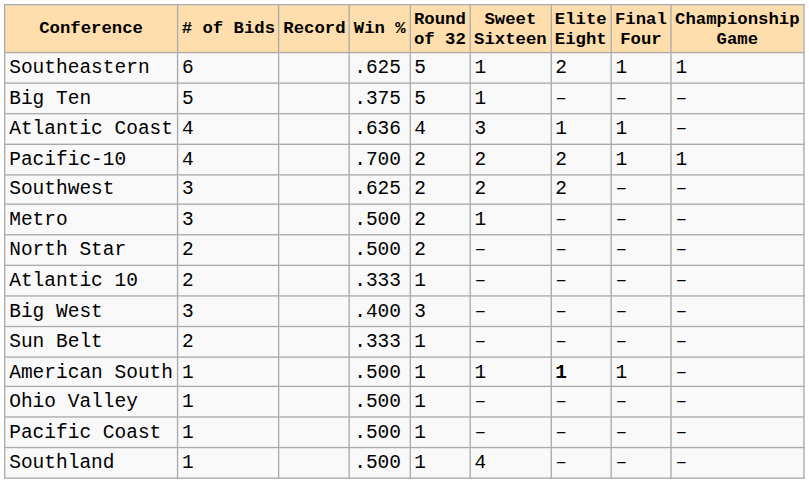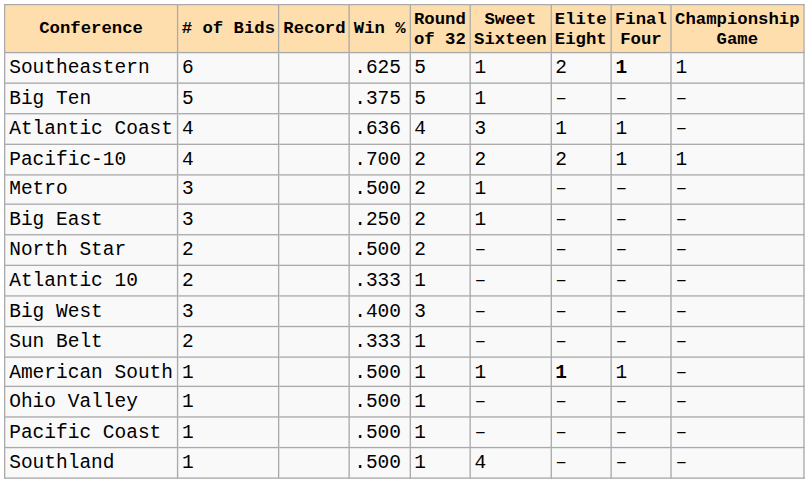(621, 68) normal -> (621, 68) bold
- row: (62, 190)
+ row: (56, 220)
